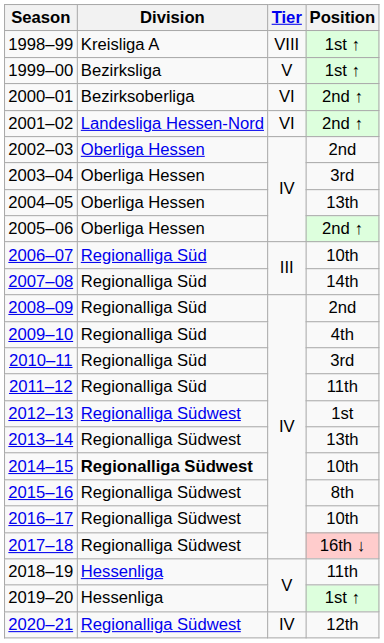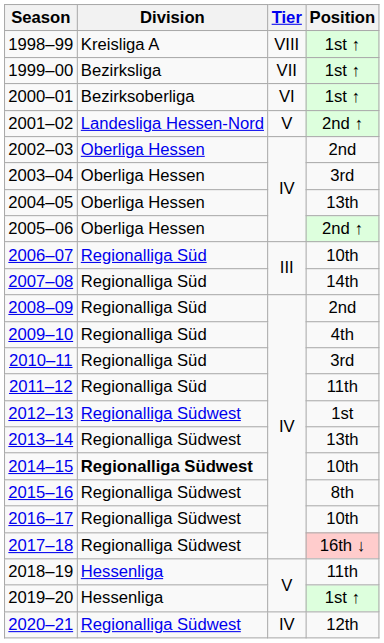(287, 70) V -> (287, 70) VII
(342, 96) 2nd ↑ -> (342, 96) 1st ↑
(287, 123) VI -> (287, 123) V
